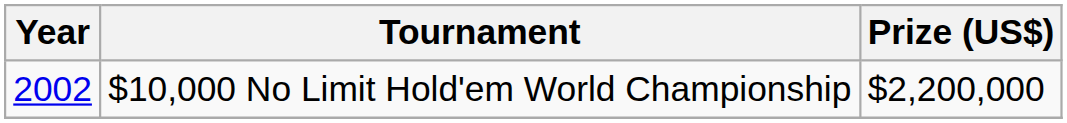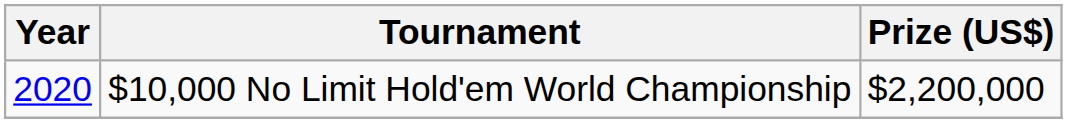(53, 88) 2002 -> (53, 88) 2020
